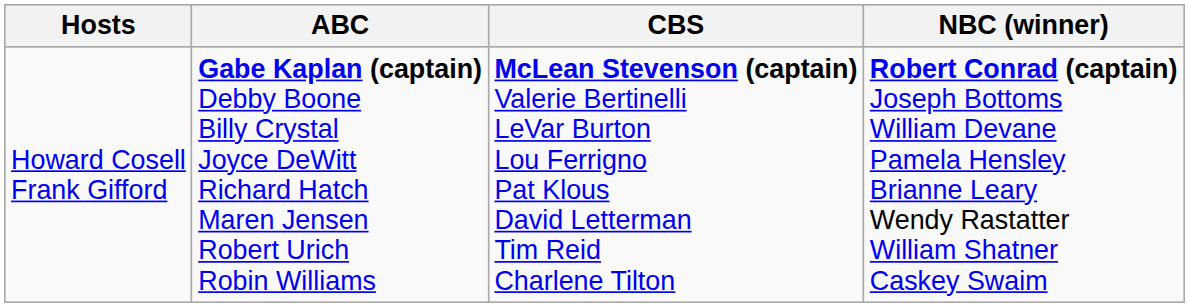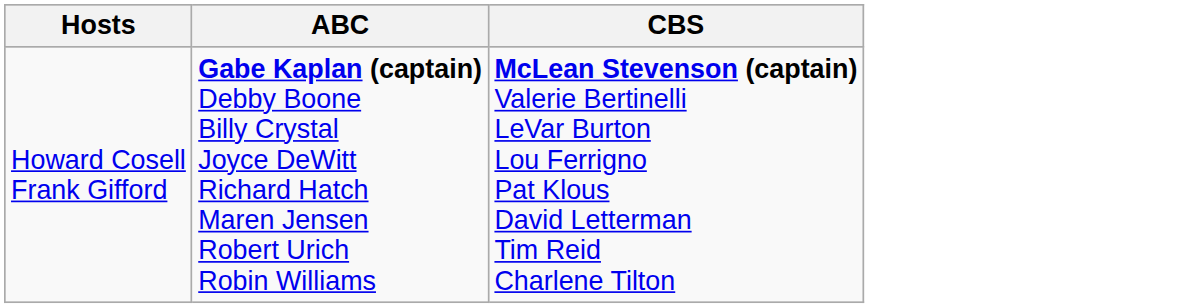- column: (1024, 25)
